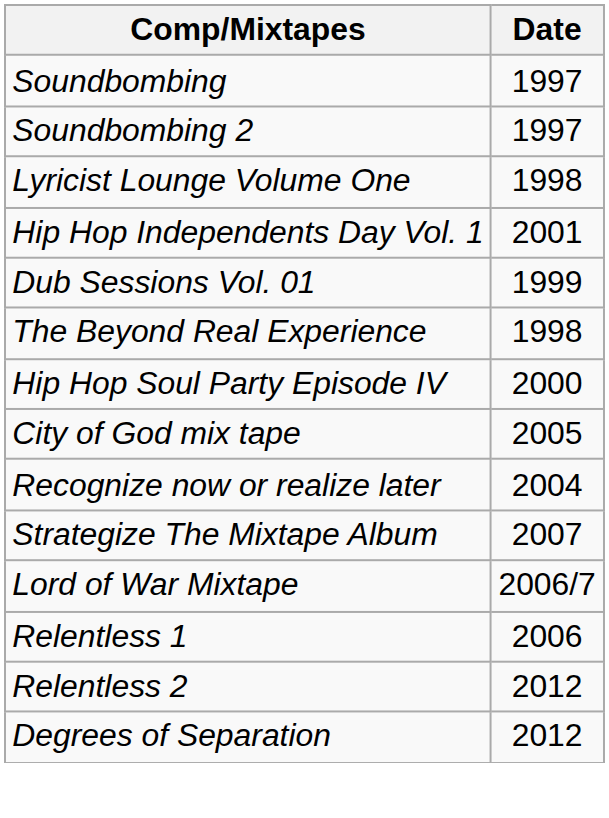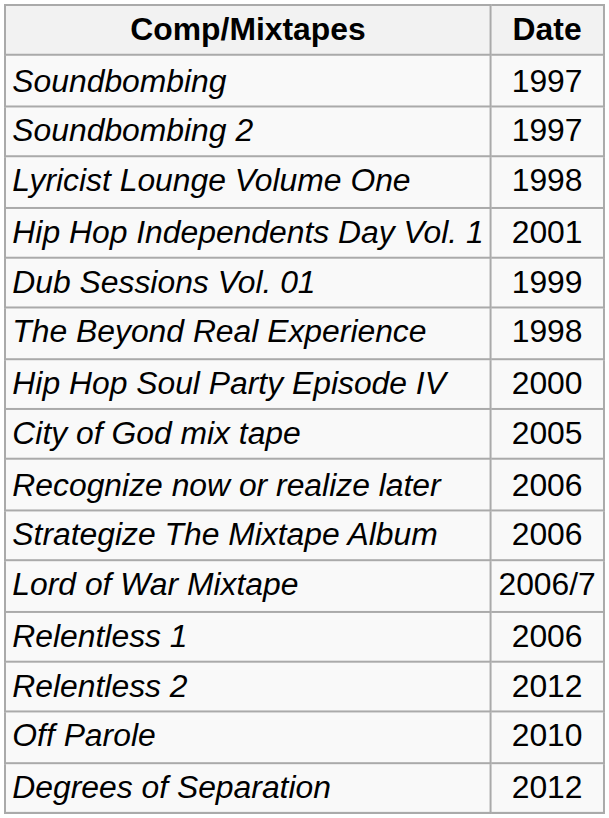(547, 484) 2004 -> (547, 484) 2006
(547, 534) 2007 -> (547, 534) 2006
+ row: (84, 736)
